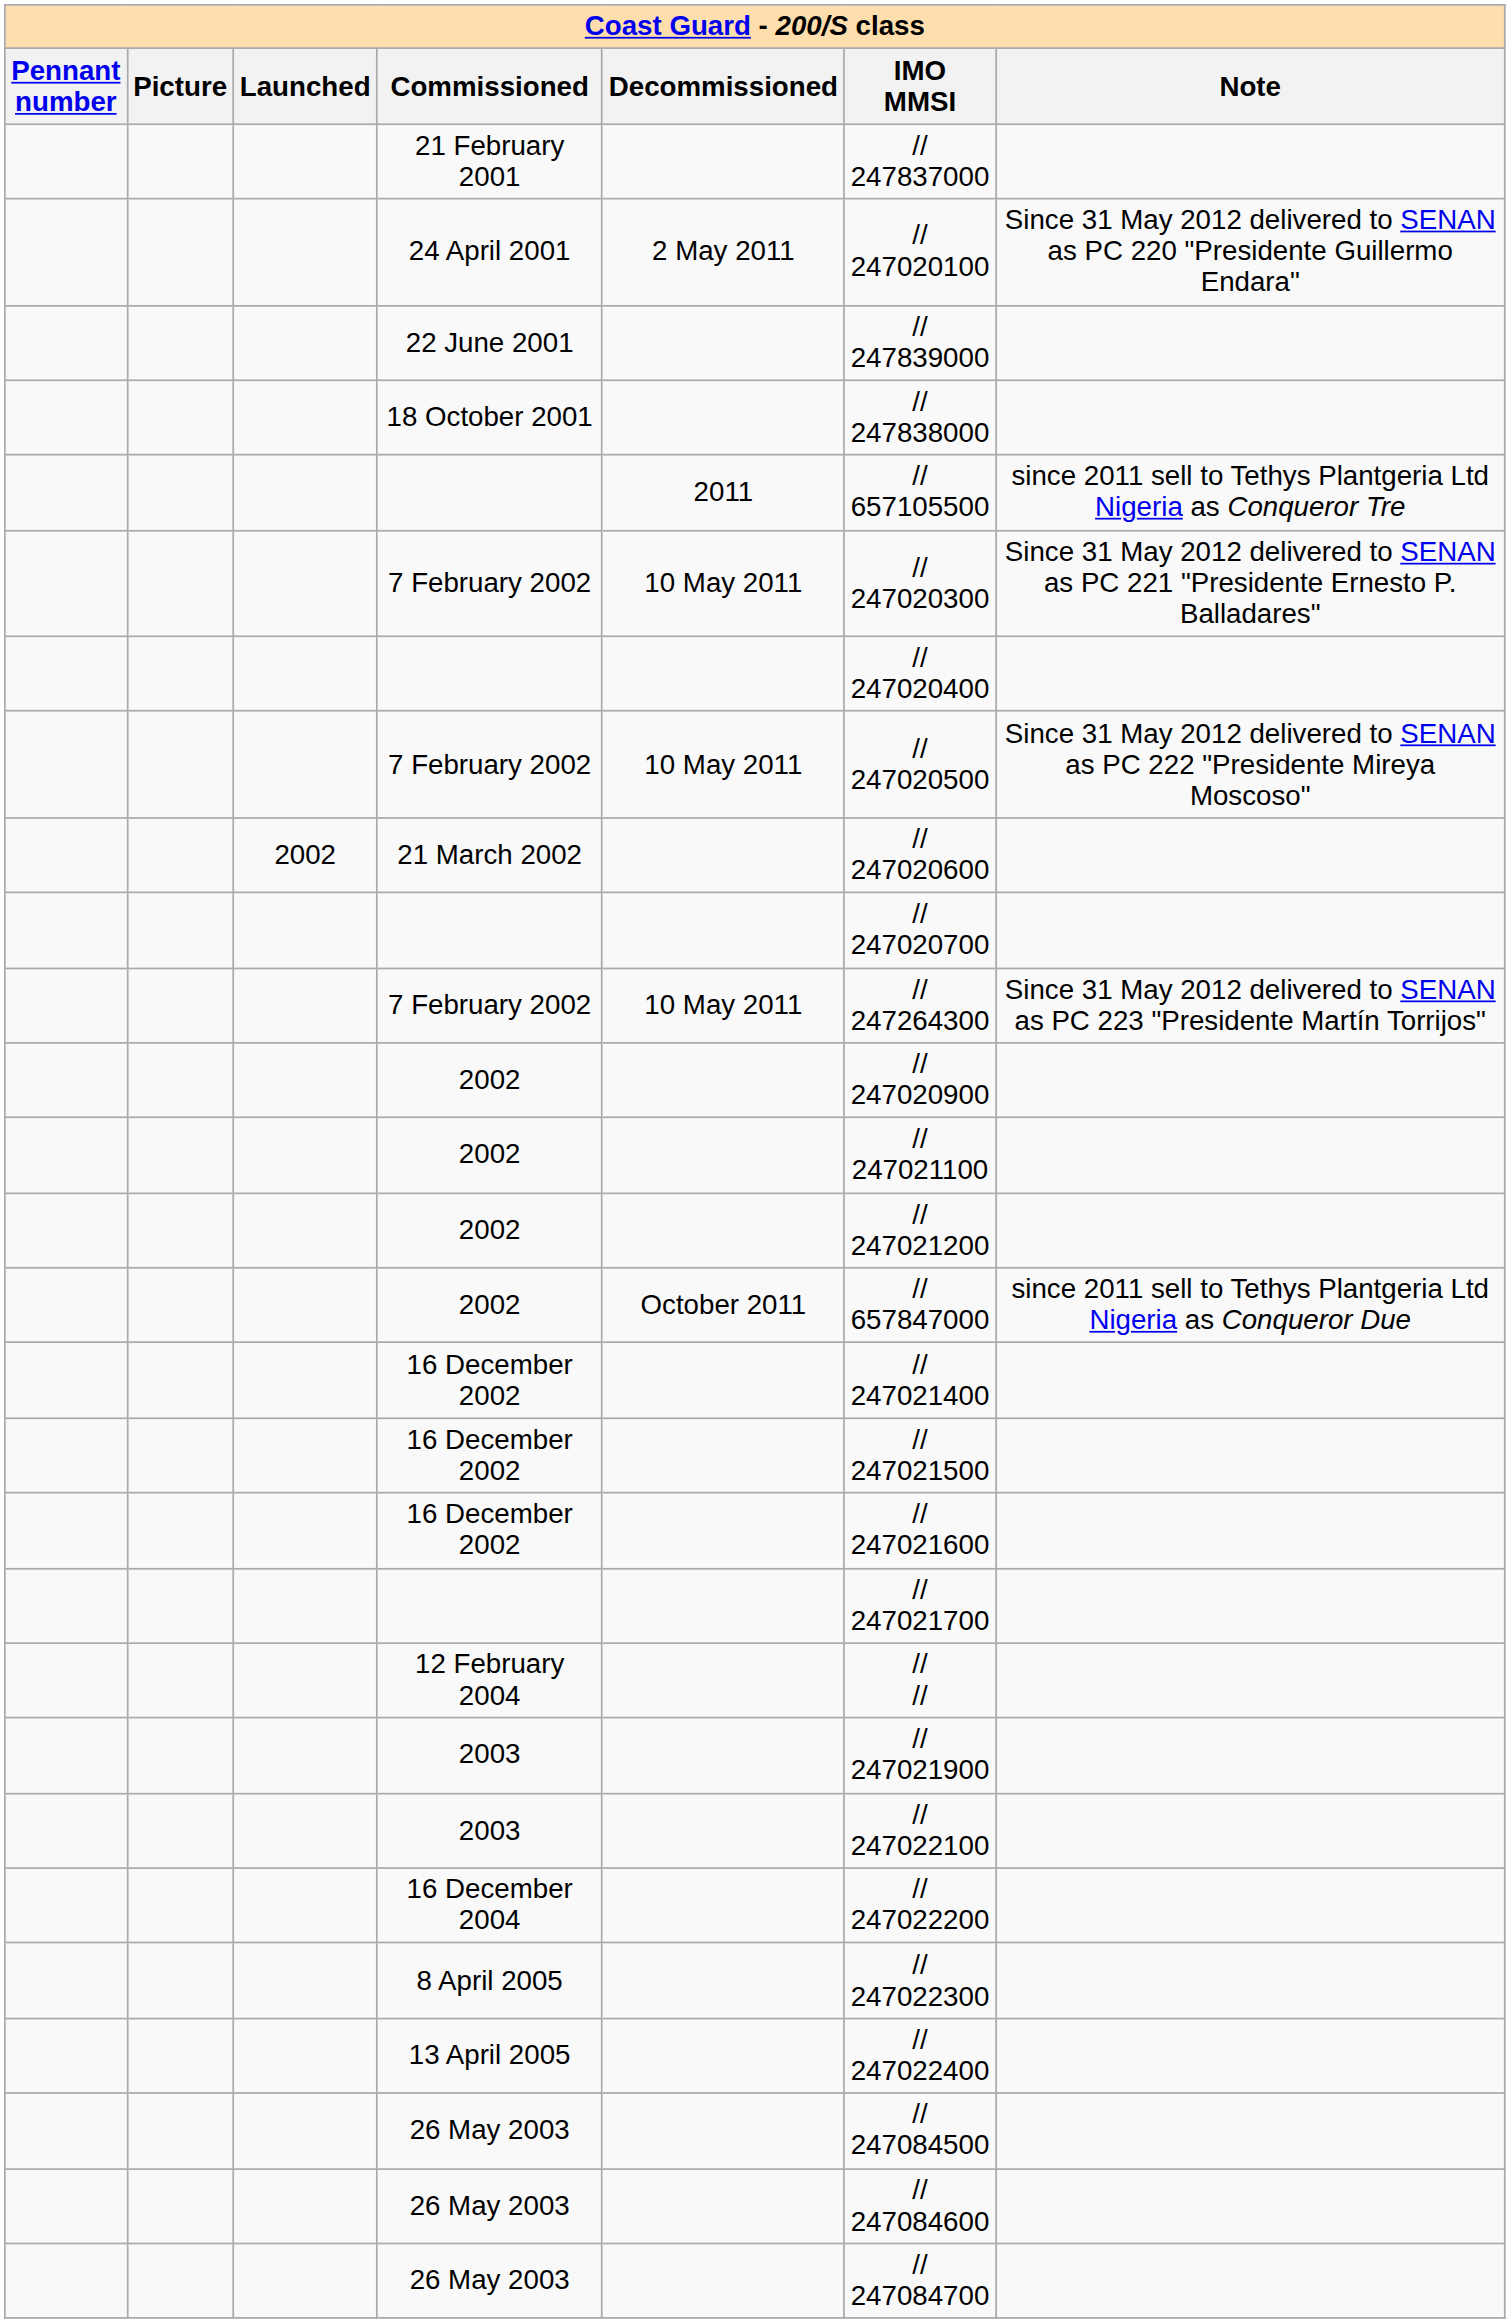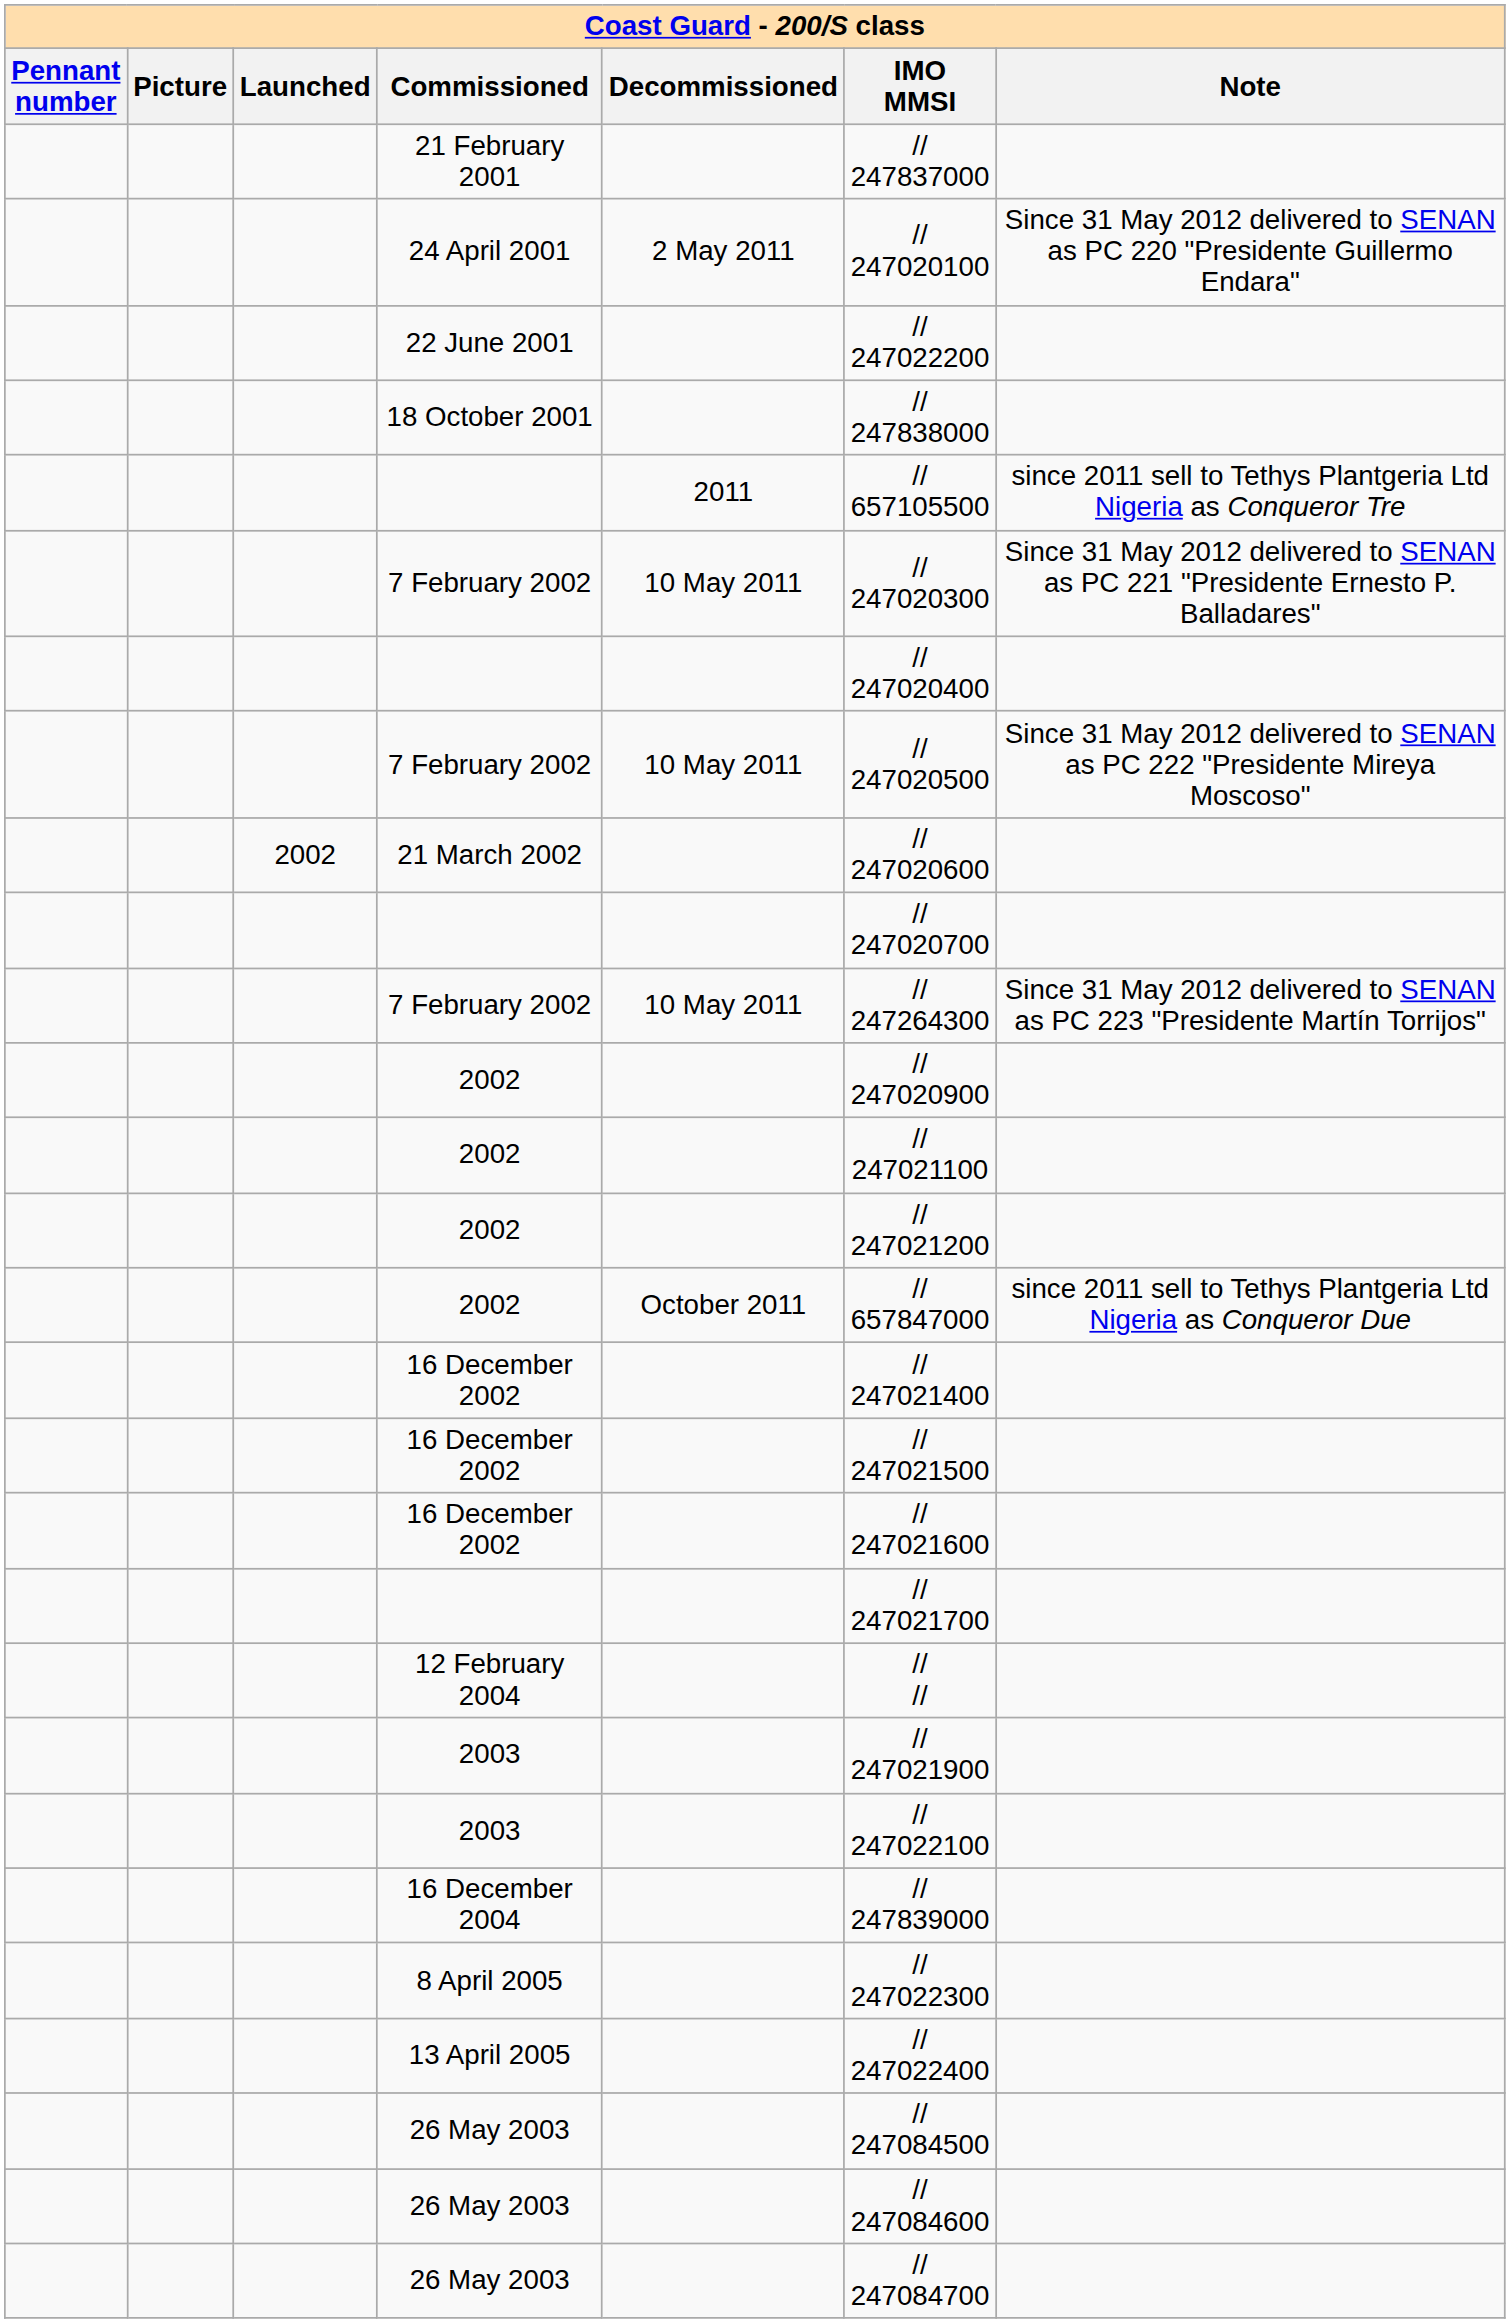(920, 342) // 247839000 -> (920, 342) // 247022200
(920, 1905) // 247022200 -> (920, 1905) // 247839000
